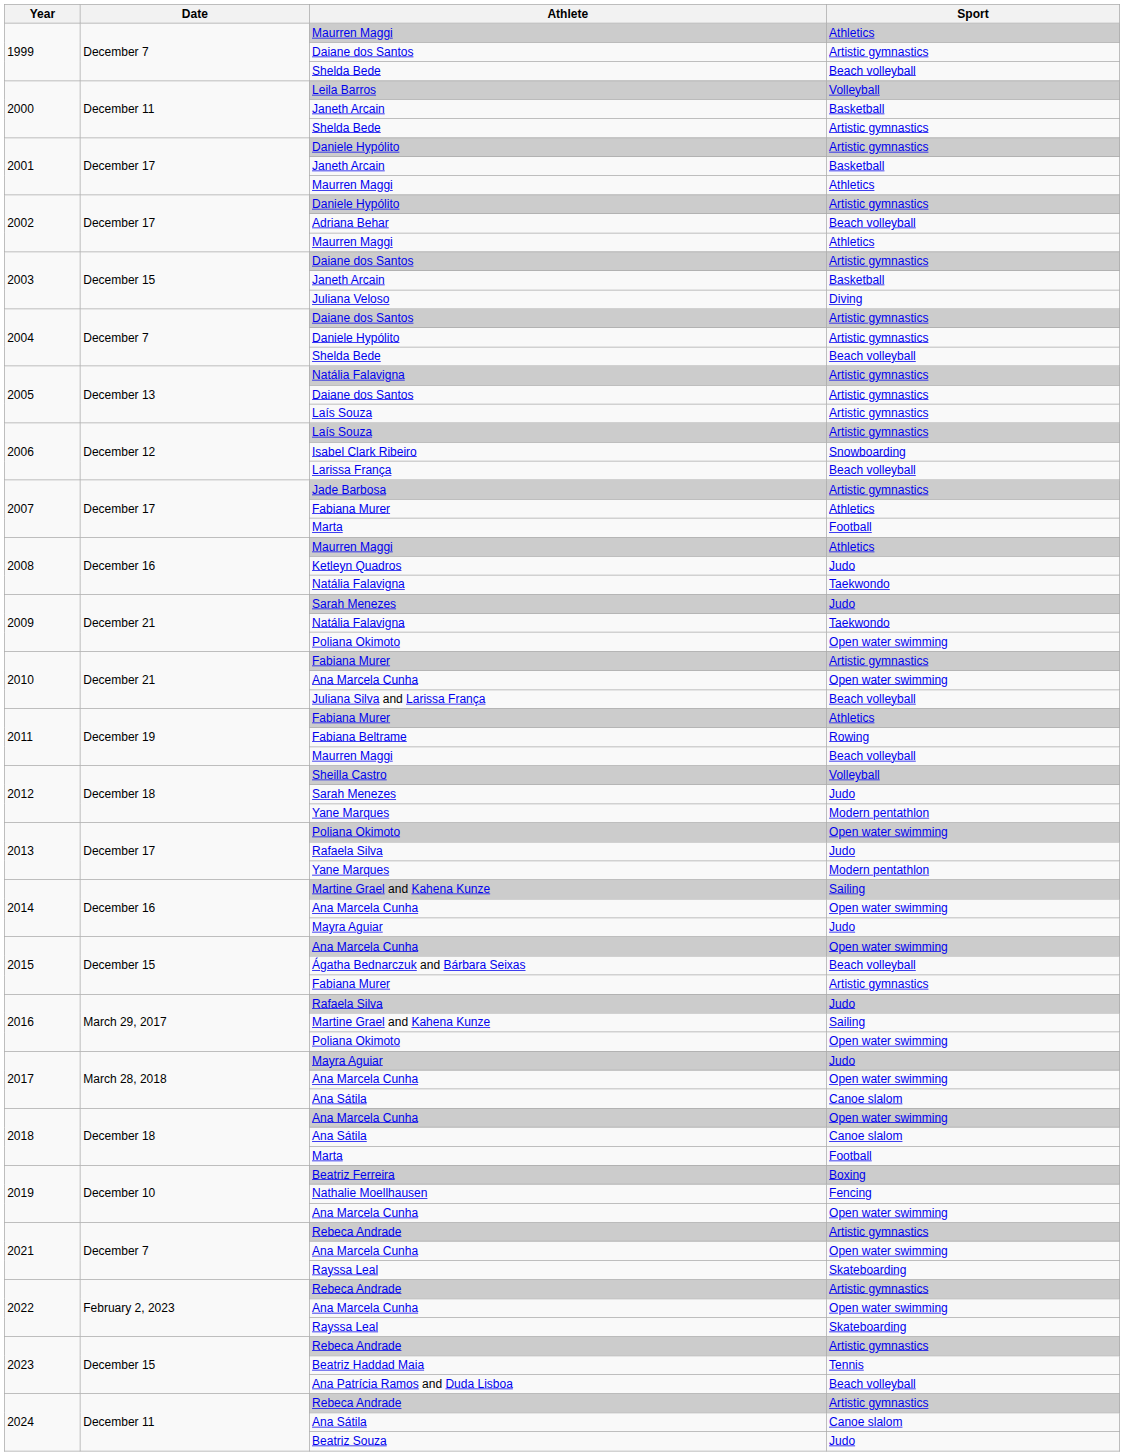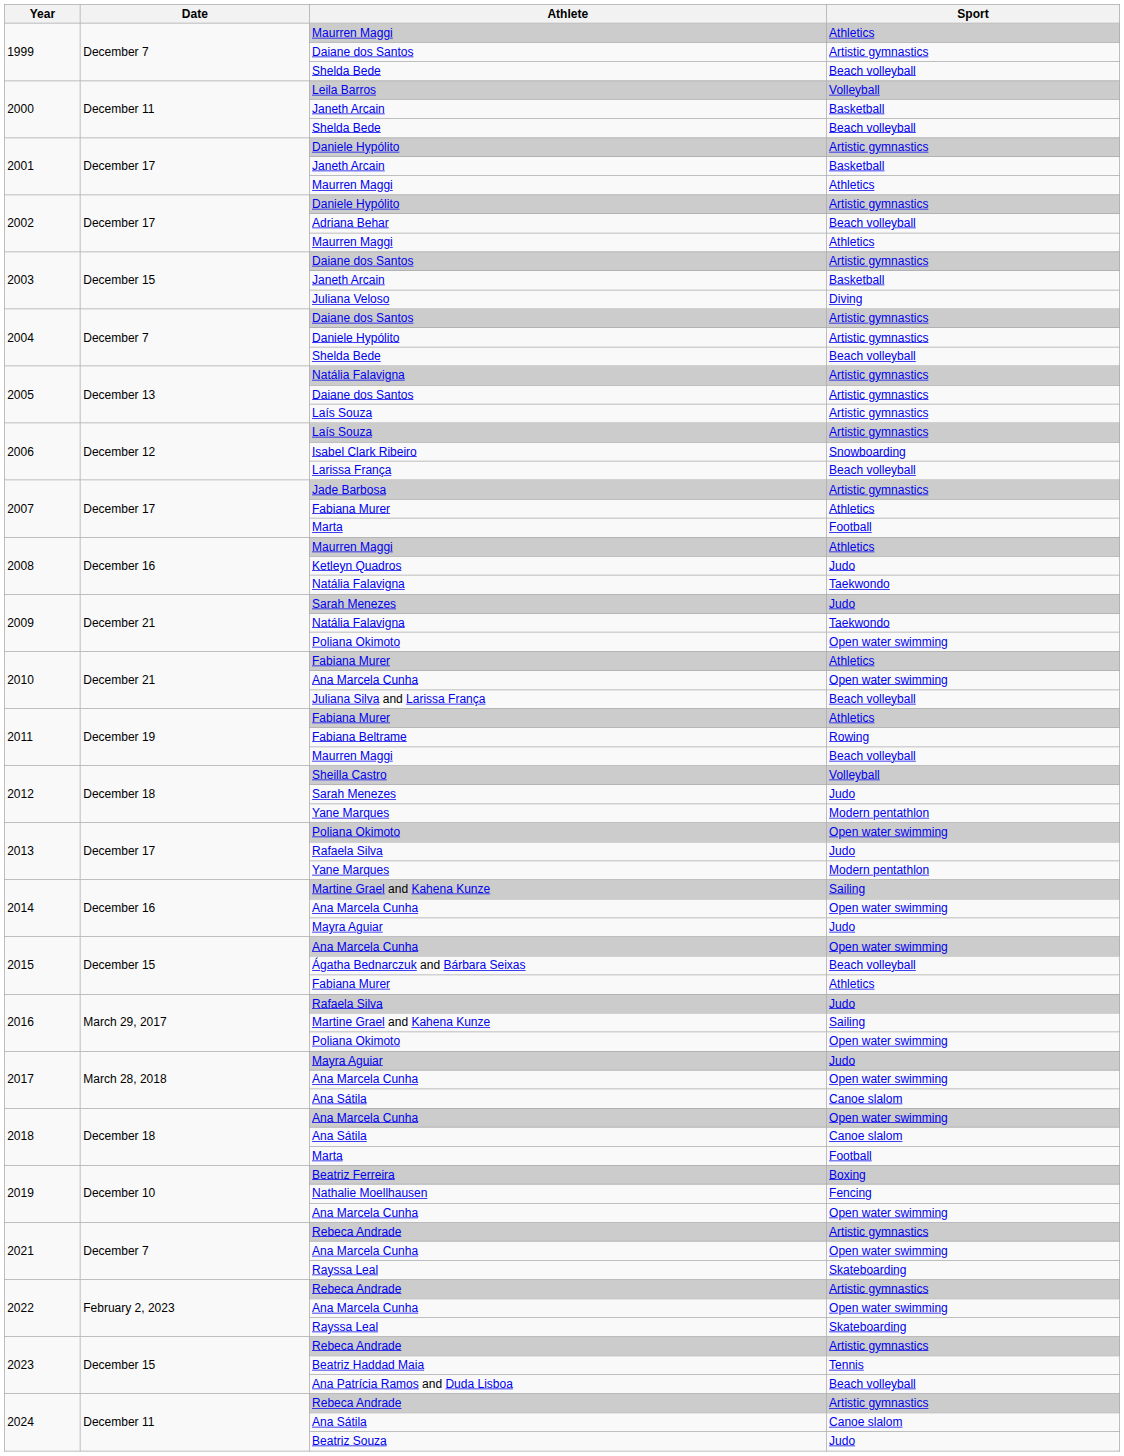(879, 128) Artistic gymnastics -> (872, 128) Beach volleyball
(879, 661) Artistic gymnastics -> (852, 661) Athletics
(879, 984) Artistic gymnastics -> (852, 984) Athletics
